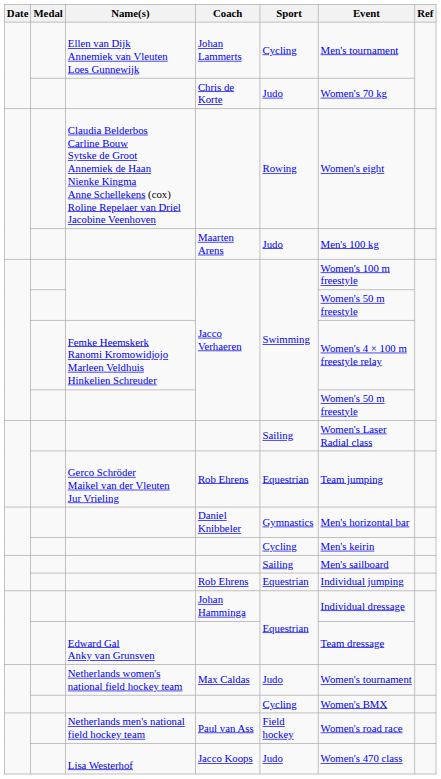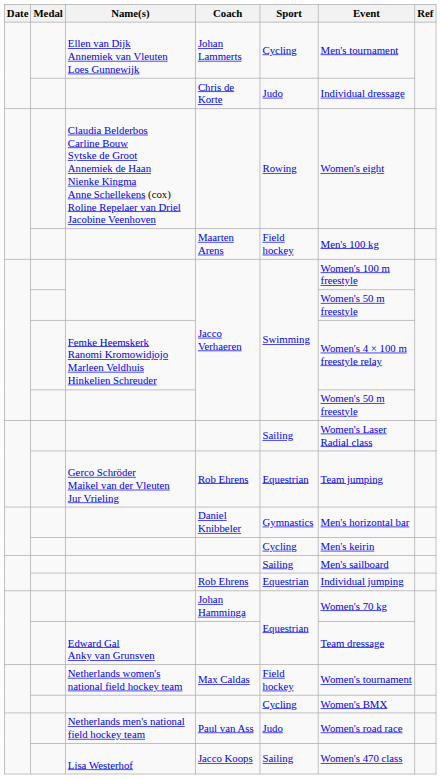(354, 93) Women's 70 kg -> (363, 93) Individual dressage
(273, 244) Judo -> (278, 244) Field hockey
(363, 606) Individual dressage -> (354, 606) Women's 70 kg
(273, 680) Judo -> (278, 680) Field hockey
(278, 728) Field hockey -> (273, 728) Judo
(273, 759) Judo -> (278, 759) Sailing
